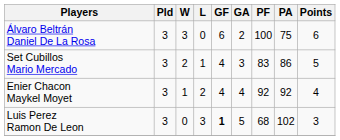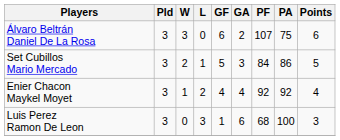(263, 35) 100 -> (263, 35) 107
(222, 64) 4 -> (222, 64) 5
(263, 64) 83 -> (263, 64) 84
(222, 121) bold -> (222, 121) normal
(242, 121) 5 -> (242, 121) 6
(286, 121) 102 -> (286, 121) 100
